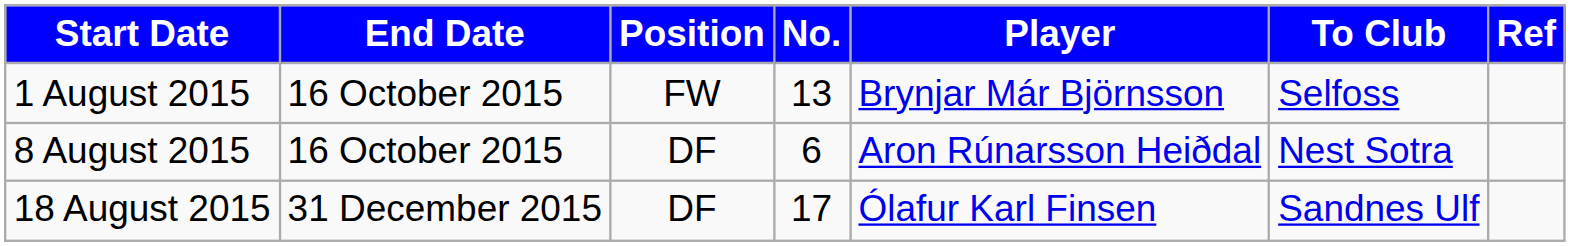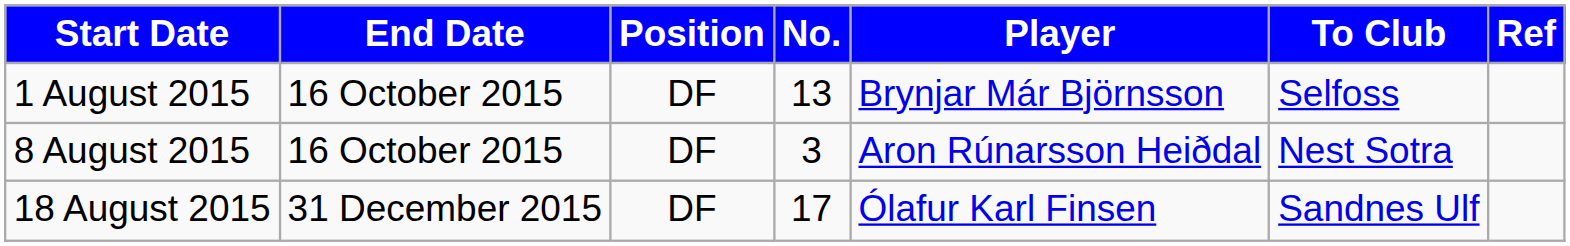(692, 92) FW -> (692, 92) DF
(812, 151) 6 -> (812, 151) 3
